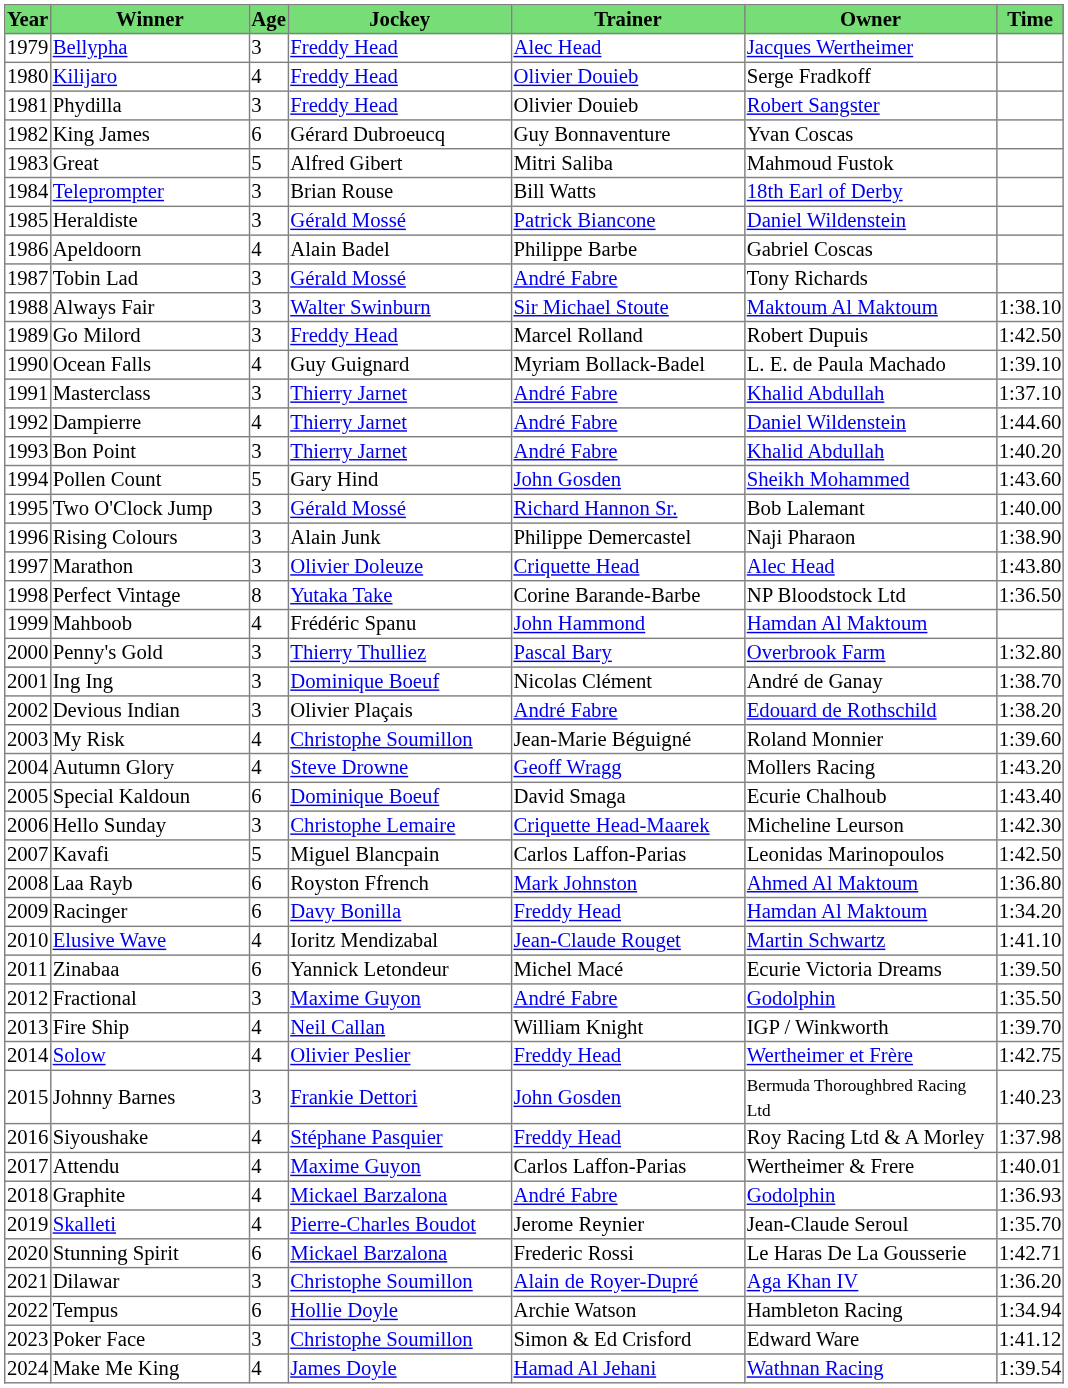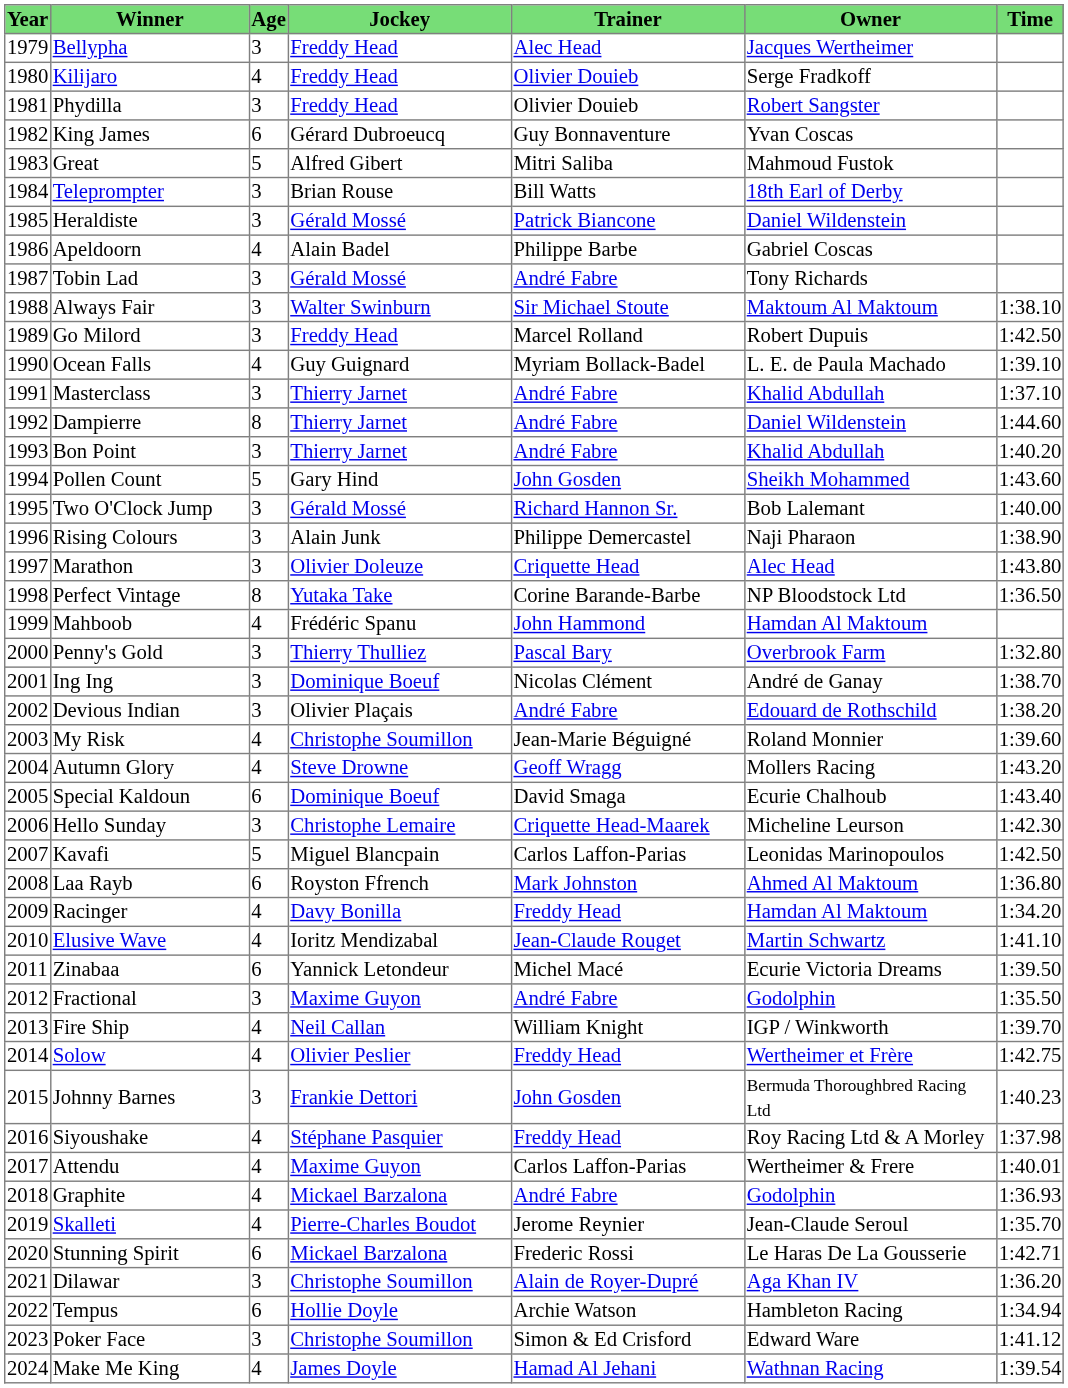(257, 422) 4 -> (257, 422) 8
(257, 911) 6 -> (257, 911) 4
